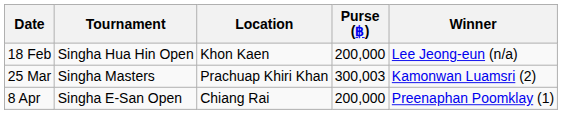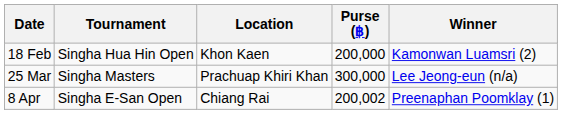(455, 54) Lee Jeong-eun (n/a) -> (464, 54) Kamonwan Luamsri (2)
(360, 77) 300,003 -> (360, 77) 300,000
(464, 77) Kamonwan Luamsri (2) -> (455, 77) Lee Jeong-eun (n/a)
(360, 99) 200,000 -> (360, 99) 200,002
